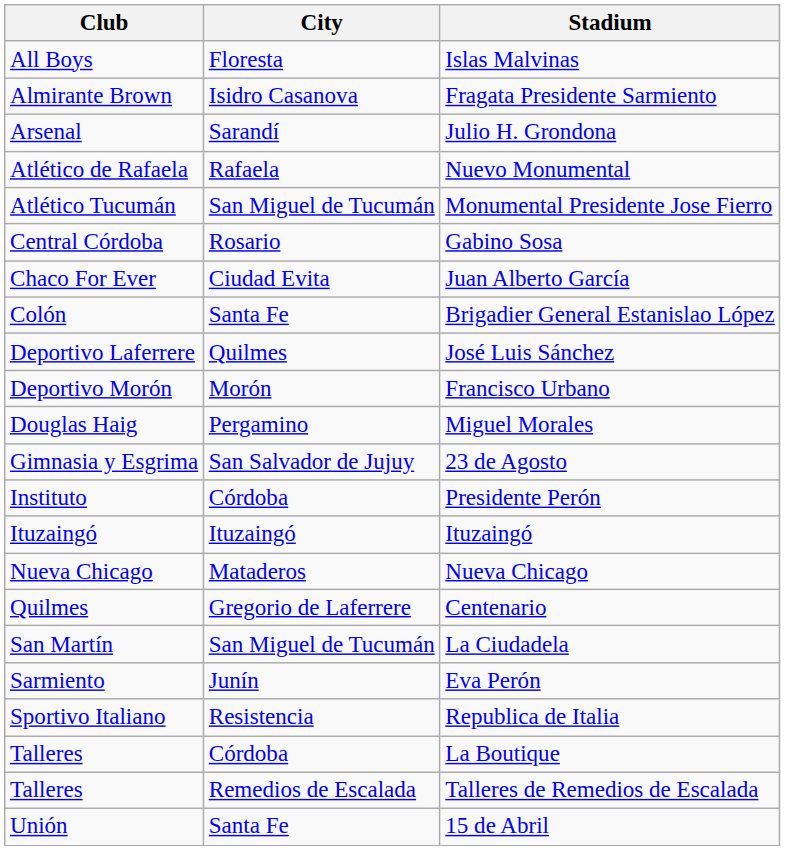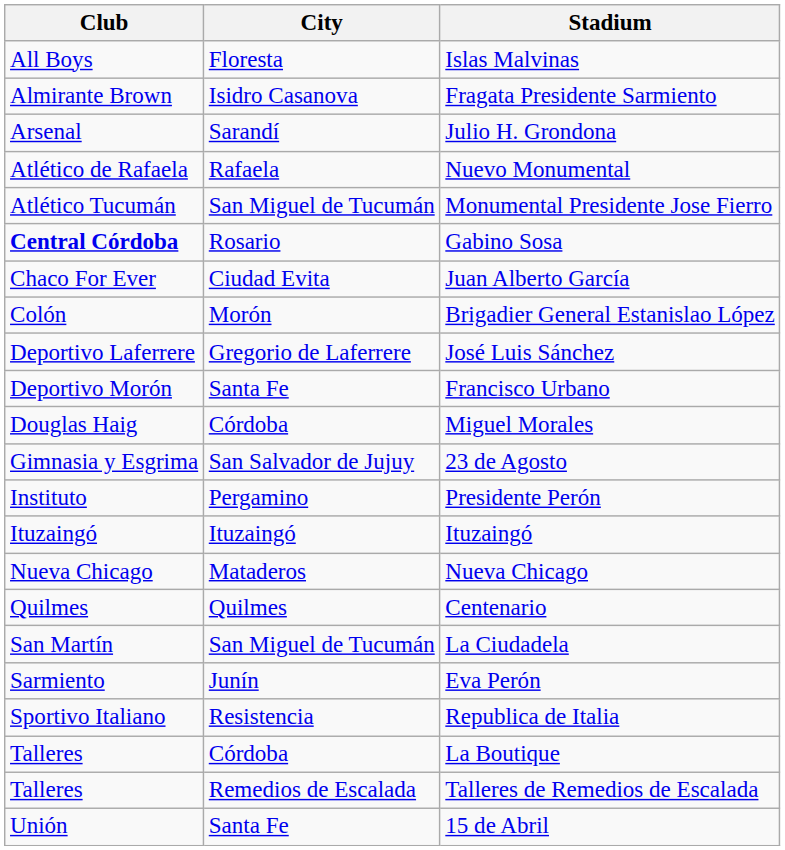(86, 242) normal -> (94, 242) bold
(249, 315) Santa Fe -> (240, 315) Morón
(248, 351) Quilmes -> (310, 351) Gregorio de Laferrere
(240, 388) Morón -> (249, 388) Santa Fe
(258, 424) Pergamino -> (248, 424) Córdoba
(248, 497) Córdoba -> (258, 497) Pergamino
(310, 607) Gregorio de Laferrere -> (248, 607) Quilmes
